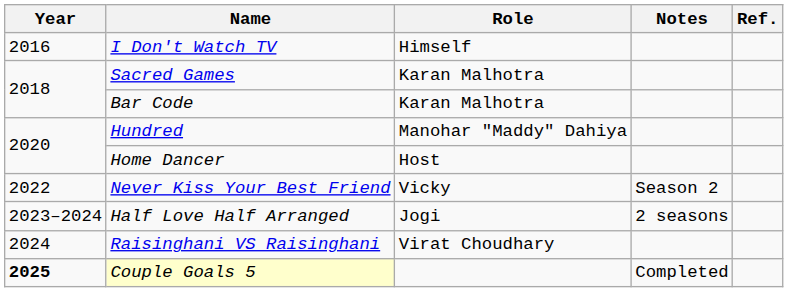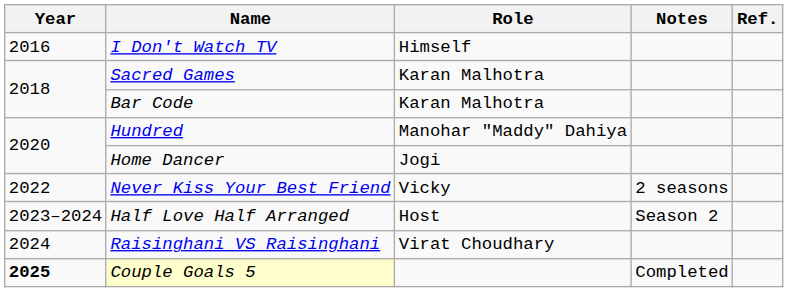(420, 160) Host -> (420, 160) Jogi
(677, 188) Season 2 -> (682, 188) 2 seasons
(420, 216) Jogi -> (420, 216) Host
(682, 216) 2 seasons -> (677, 216) Season 2
